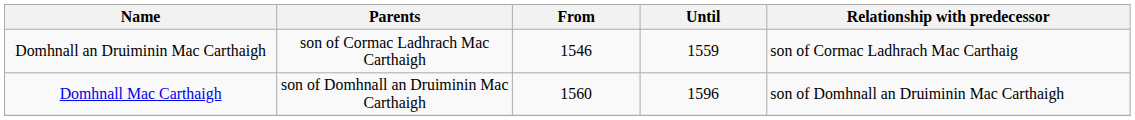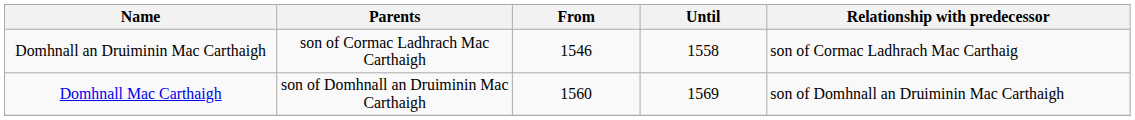(703, 51) 1559 -> (703, 51) 1558
(703, 94) 1596 -> (703, 94) 1569
